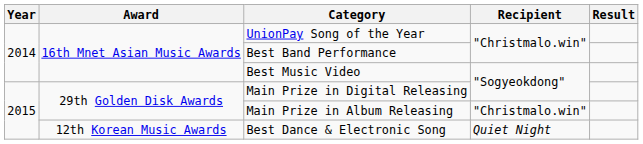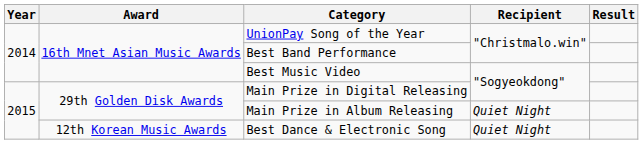(530, 110) "Christmalo.win" -> (512, 110) Quiet Night
